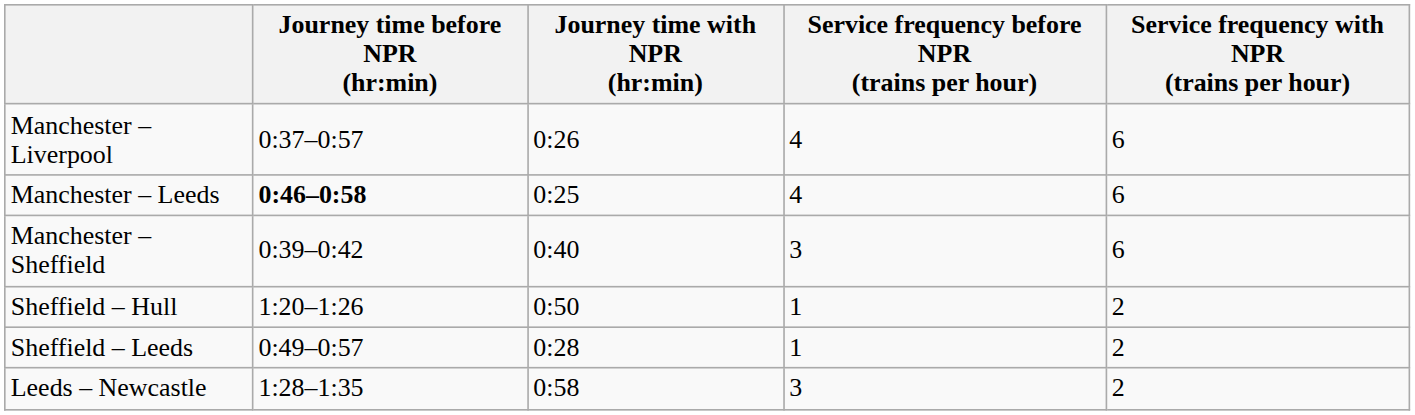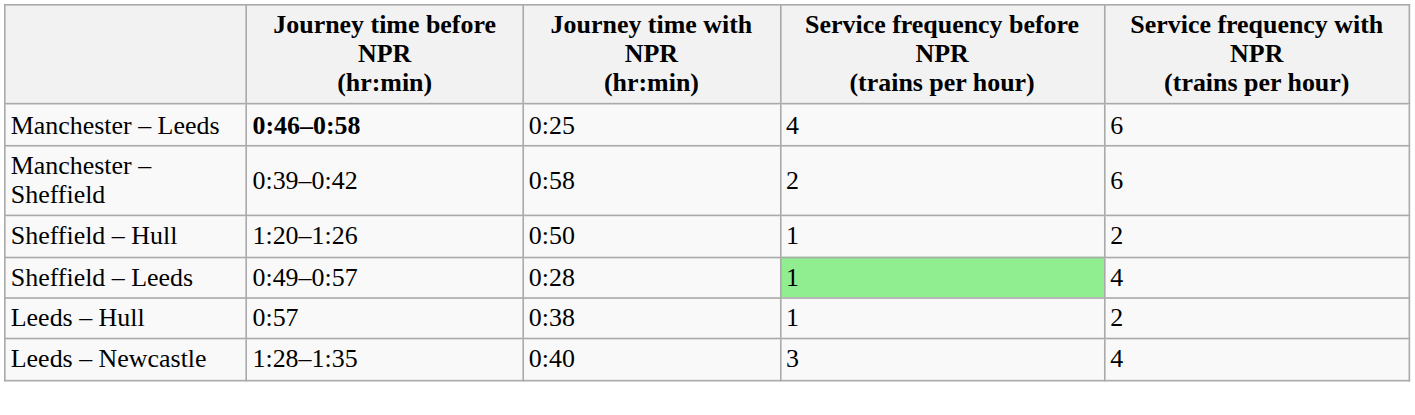- row: (81, 139)
(556, 250) 0:40 -> (552, 180) 0:58
(796, 250) 3 -> (792, 180) 2
(796, 347) no background -> (792, 276) lightgreen background
(1118, 347) 2 -> (1117, 276) 4
+ row: (78, 318)
(556, 388) 0:58 -> (552, 359) 0:40
(1118, 388) 2 -> (1117, 359) 4
